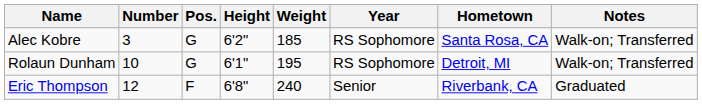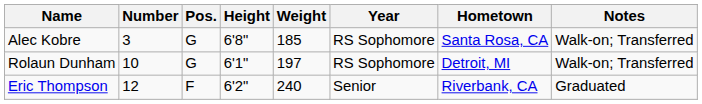(236, 39) 6'2" -> (236, 39) 6'8"
(289, 63) 195 -> (289, 63) 197
(236, 87) 6'8" -> (236, 87) 6'2"
